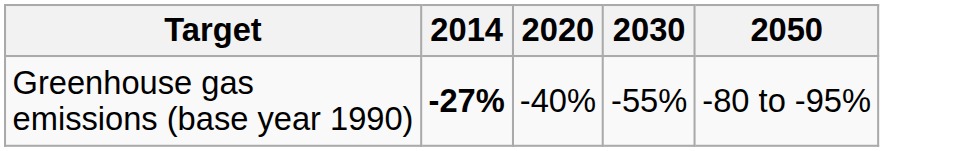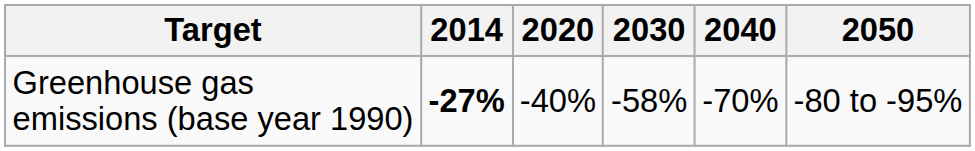+ column: (740, 30)
(649, 100) -55% -> (649, 100) -58%
